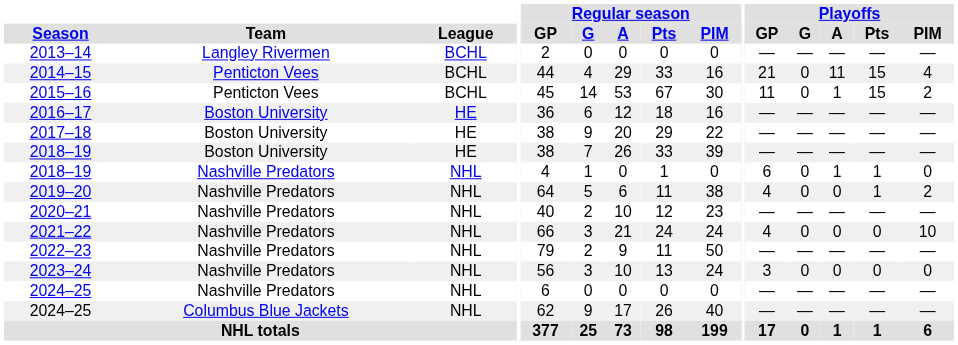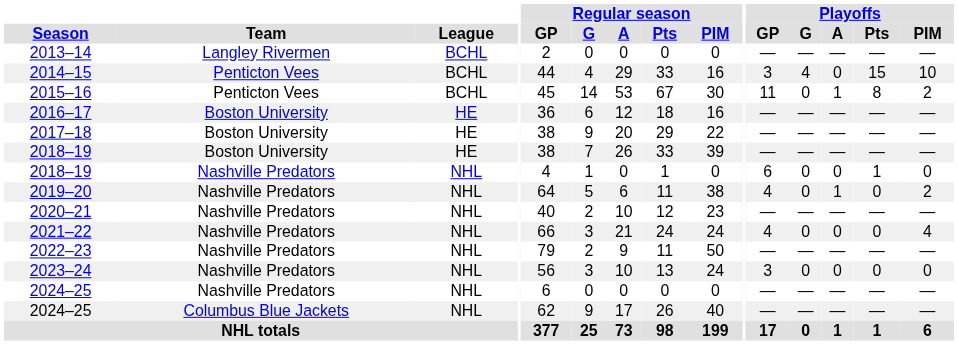(767, 73) 21 -> (768, 73) 3
(805, 73) 0 -> (806, 73) 4
(837, 73) 11 -> (837, 73) 0
(928, 73) 4 -> (928, 73) 10
(877, 93) 15 -> (877, 93) 8
(837, 172) 1 -> (837, 172) 0
(837, 192) 0 -> (837, 192) 1
(877, 192) 1 -> (877, 192) 0
(928, 231) 10 -> (928, 231) 4
